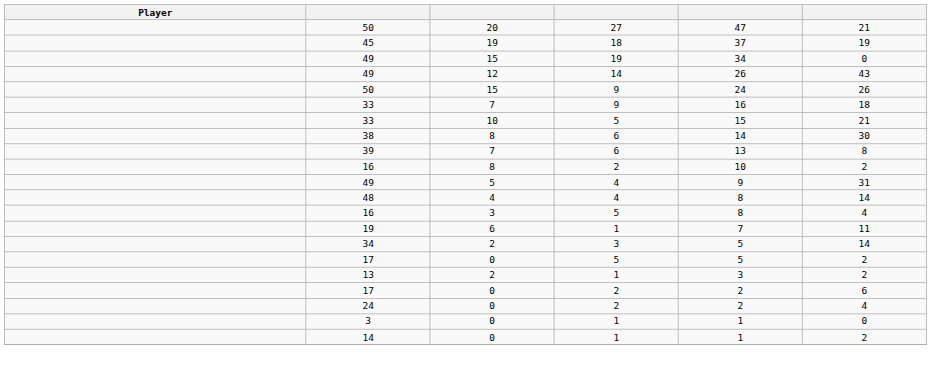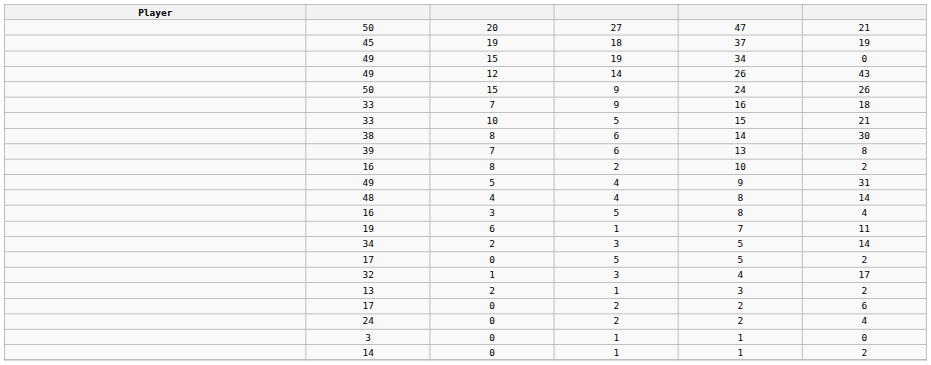+ row: (368, 275)
